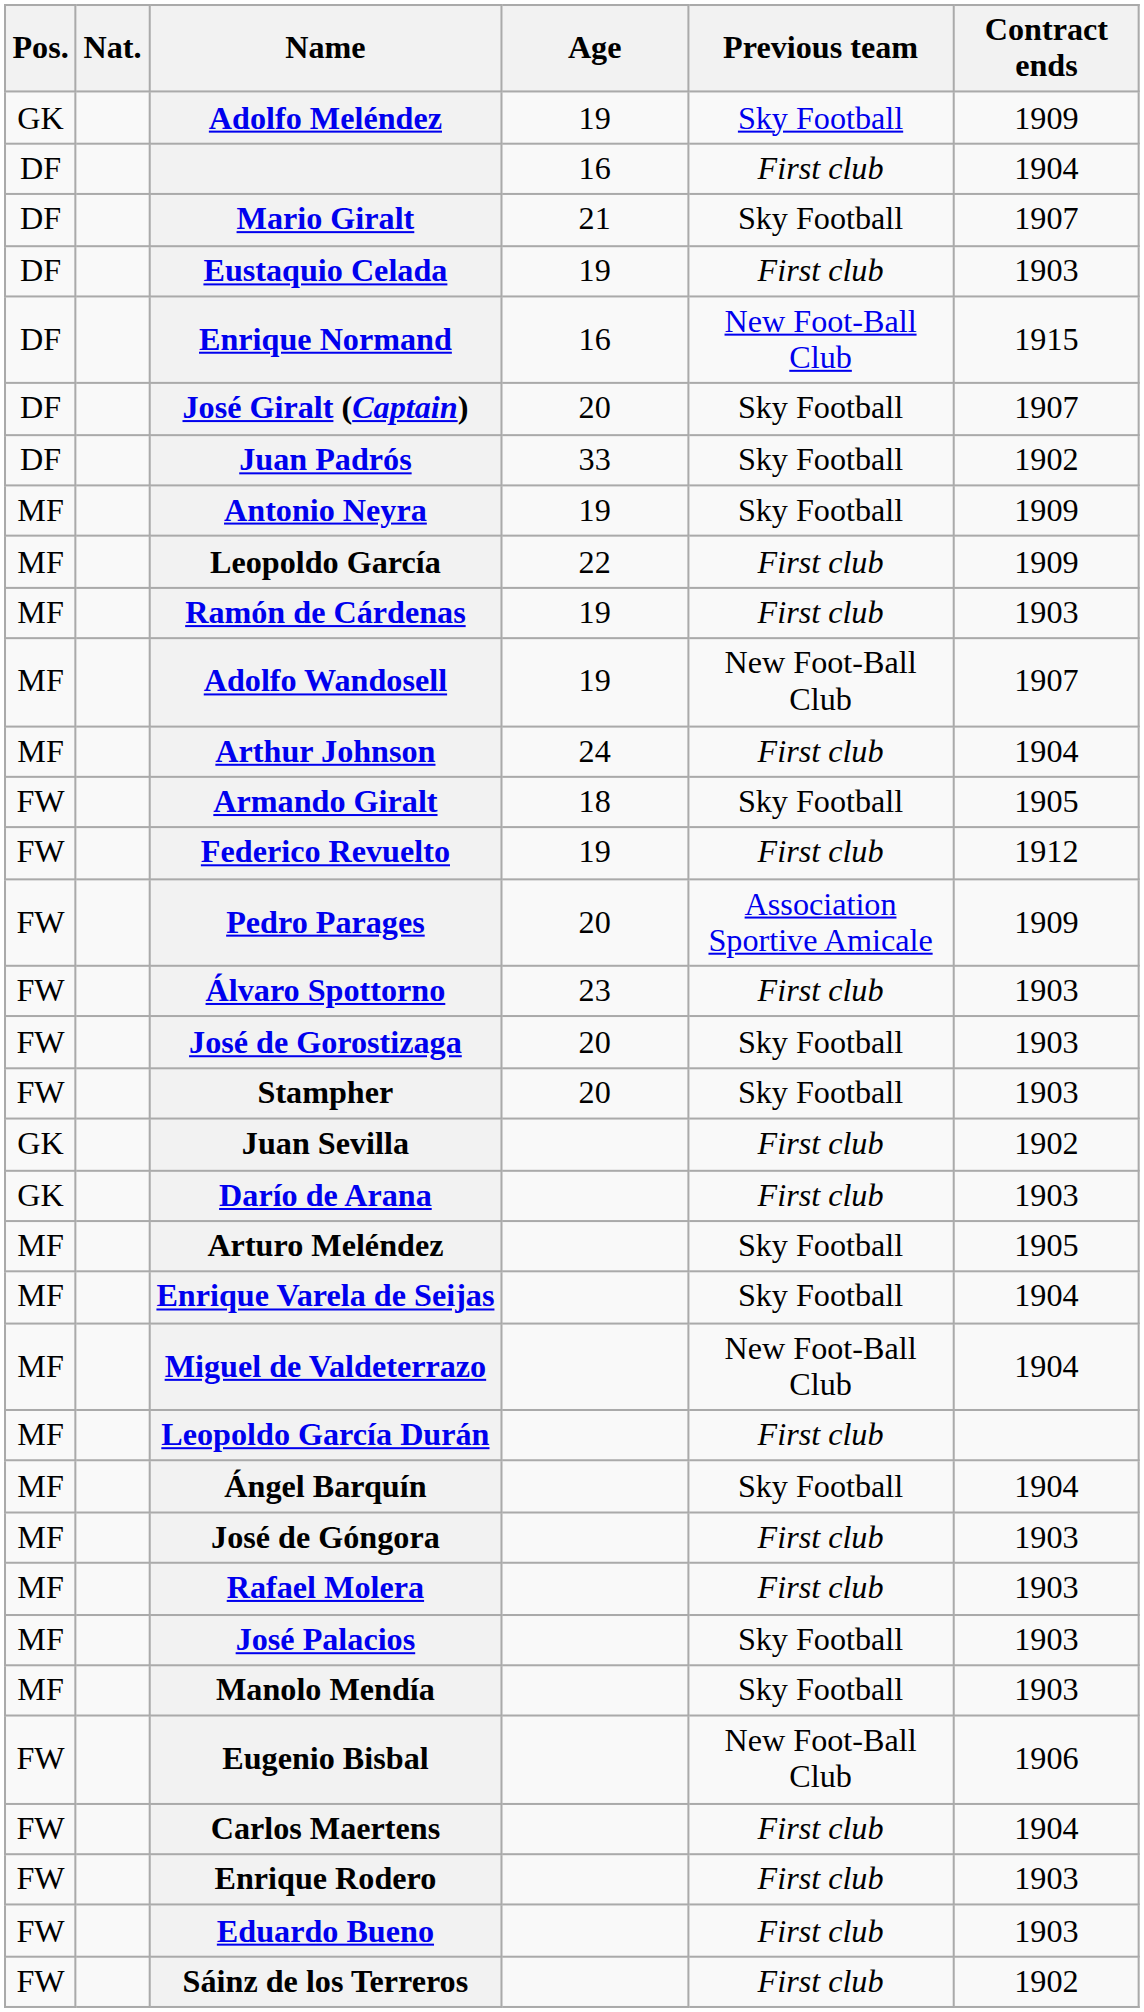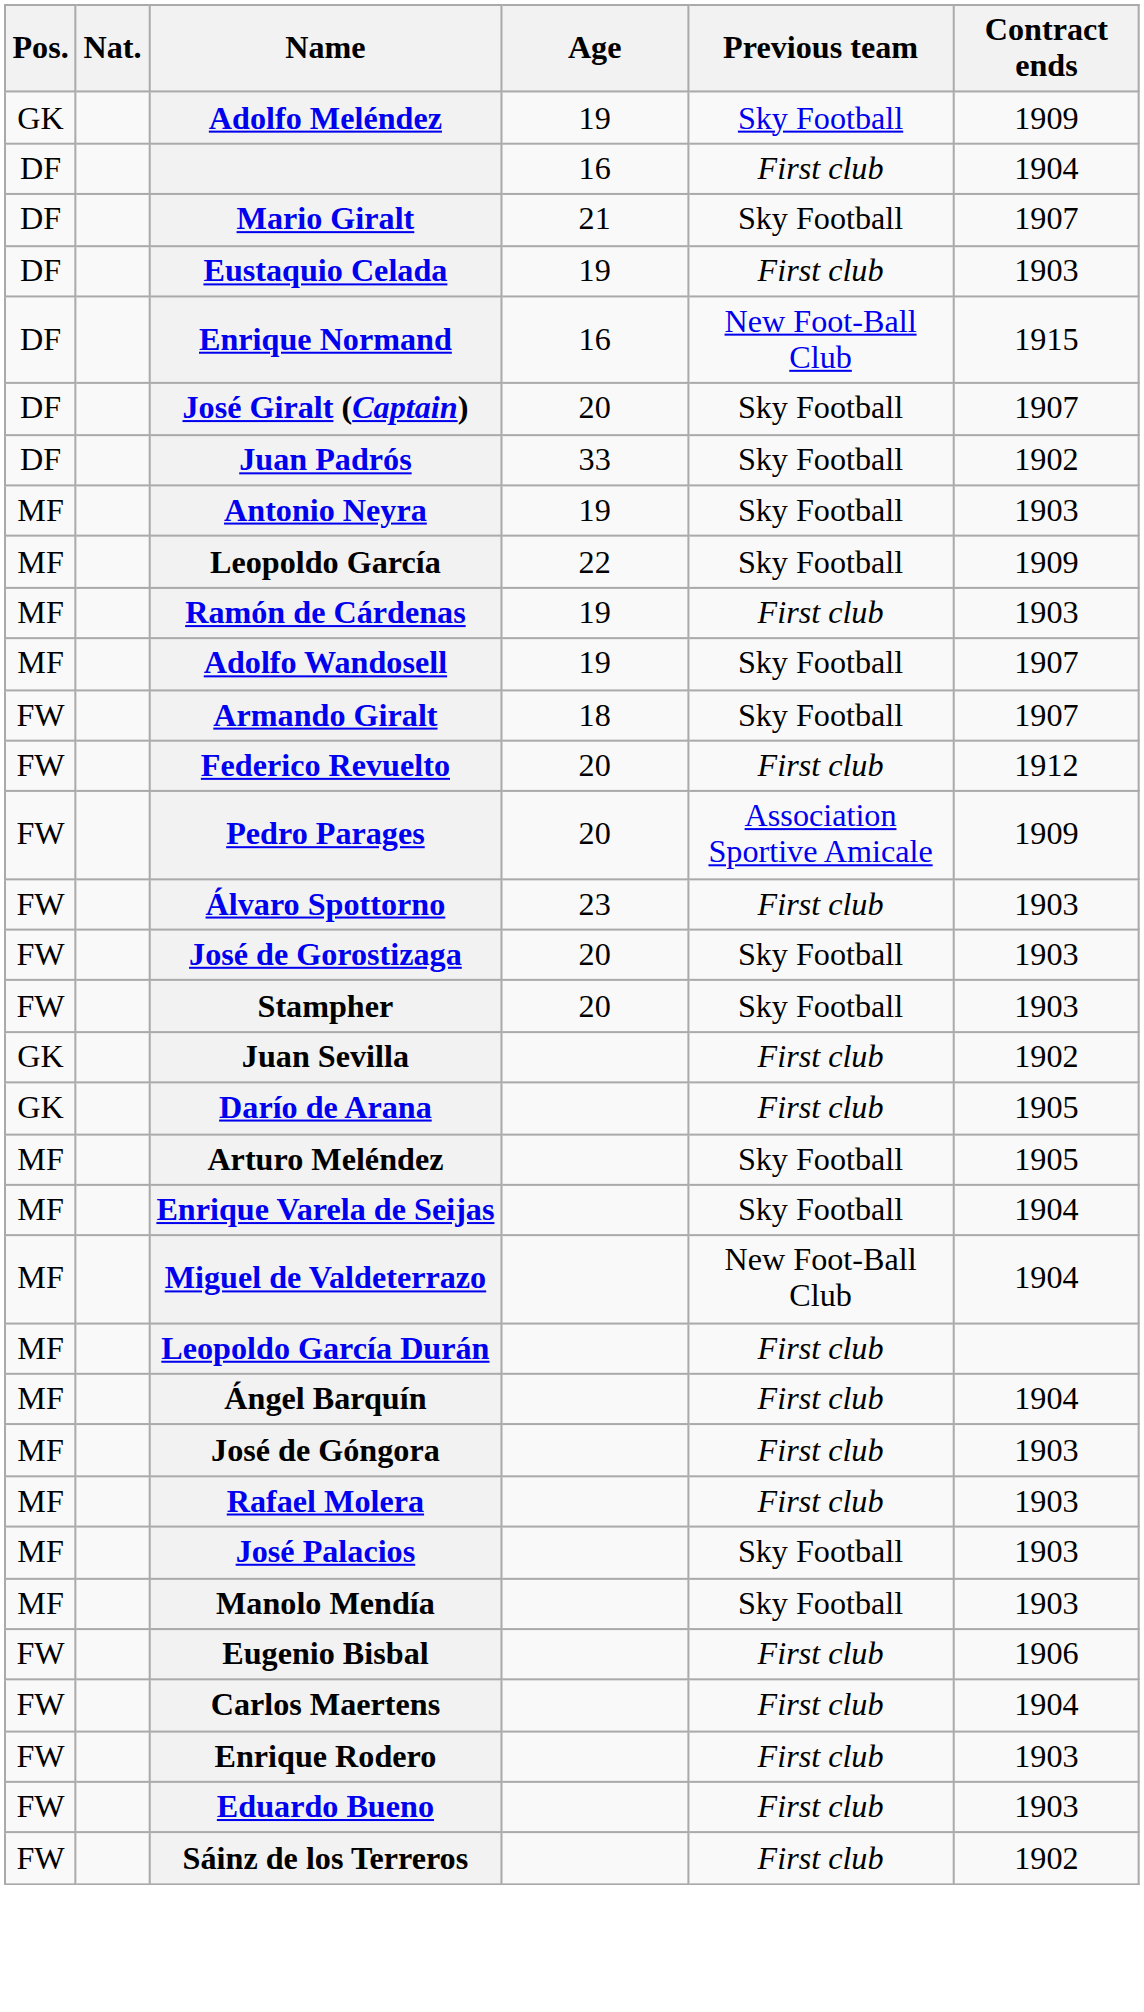(1046, 510) 1909 -> (1046, 510) 1903
(821, 561) First club -> (821, 561) Sky Football
(821, 681) New Foot-Ball Club -> (821, 663) Sky Football
- row: (325, 750)
(1046, 801) 1905 -> (1046, 714) 1907
(595, 852) 19 -> (595, 765) 20
(1046, 1194) 1903 -> (1046, 1107) 1905
(821, 1485) Sky Football -> (821, 1398) First club
(821, 1759) New Foot-Ball Club -> (821, 1653) First club
